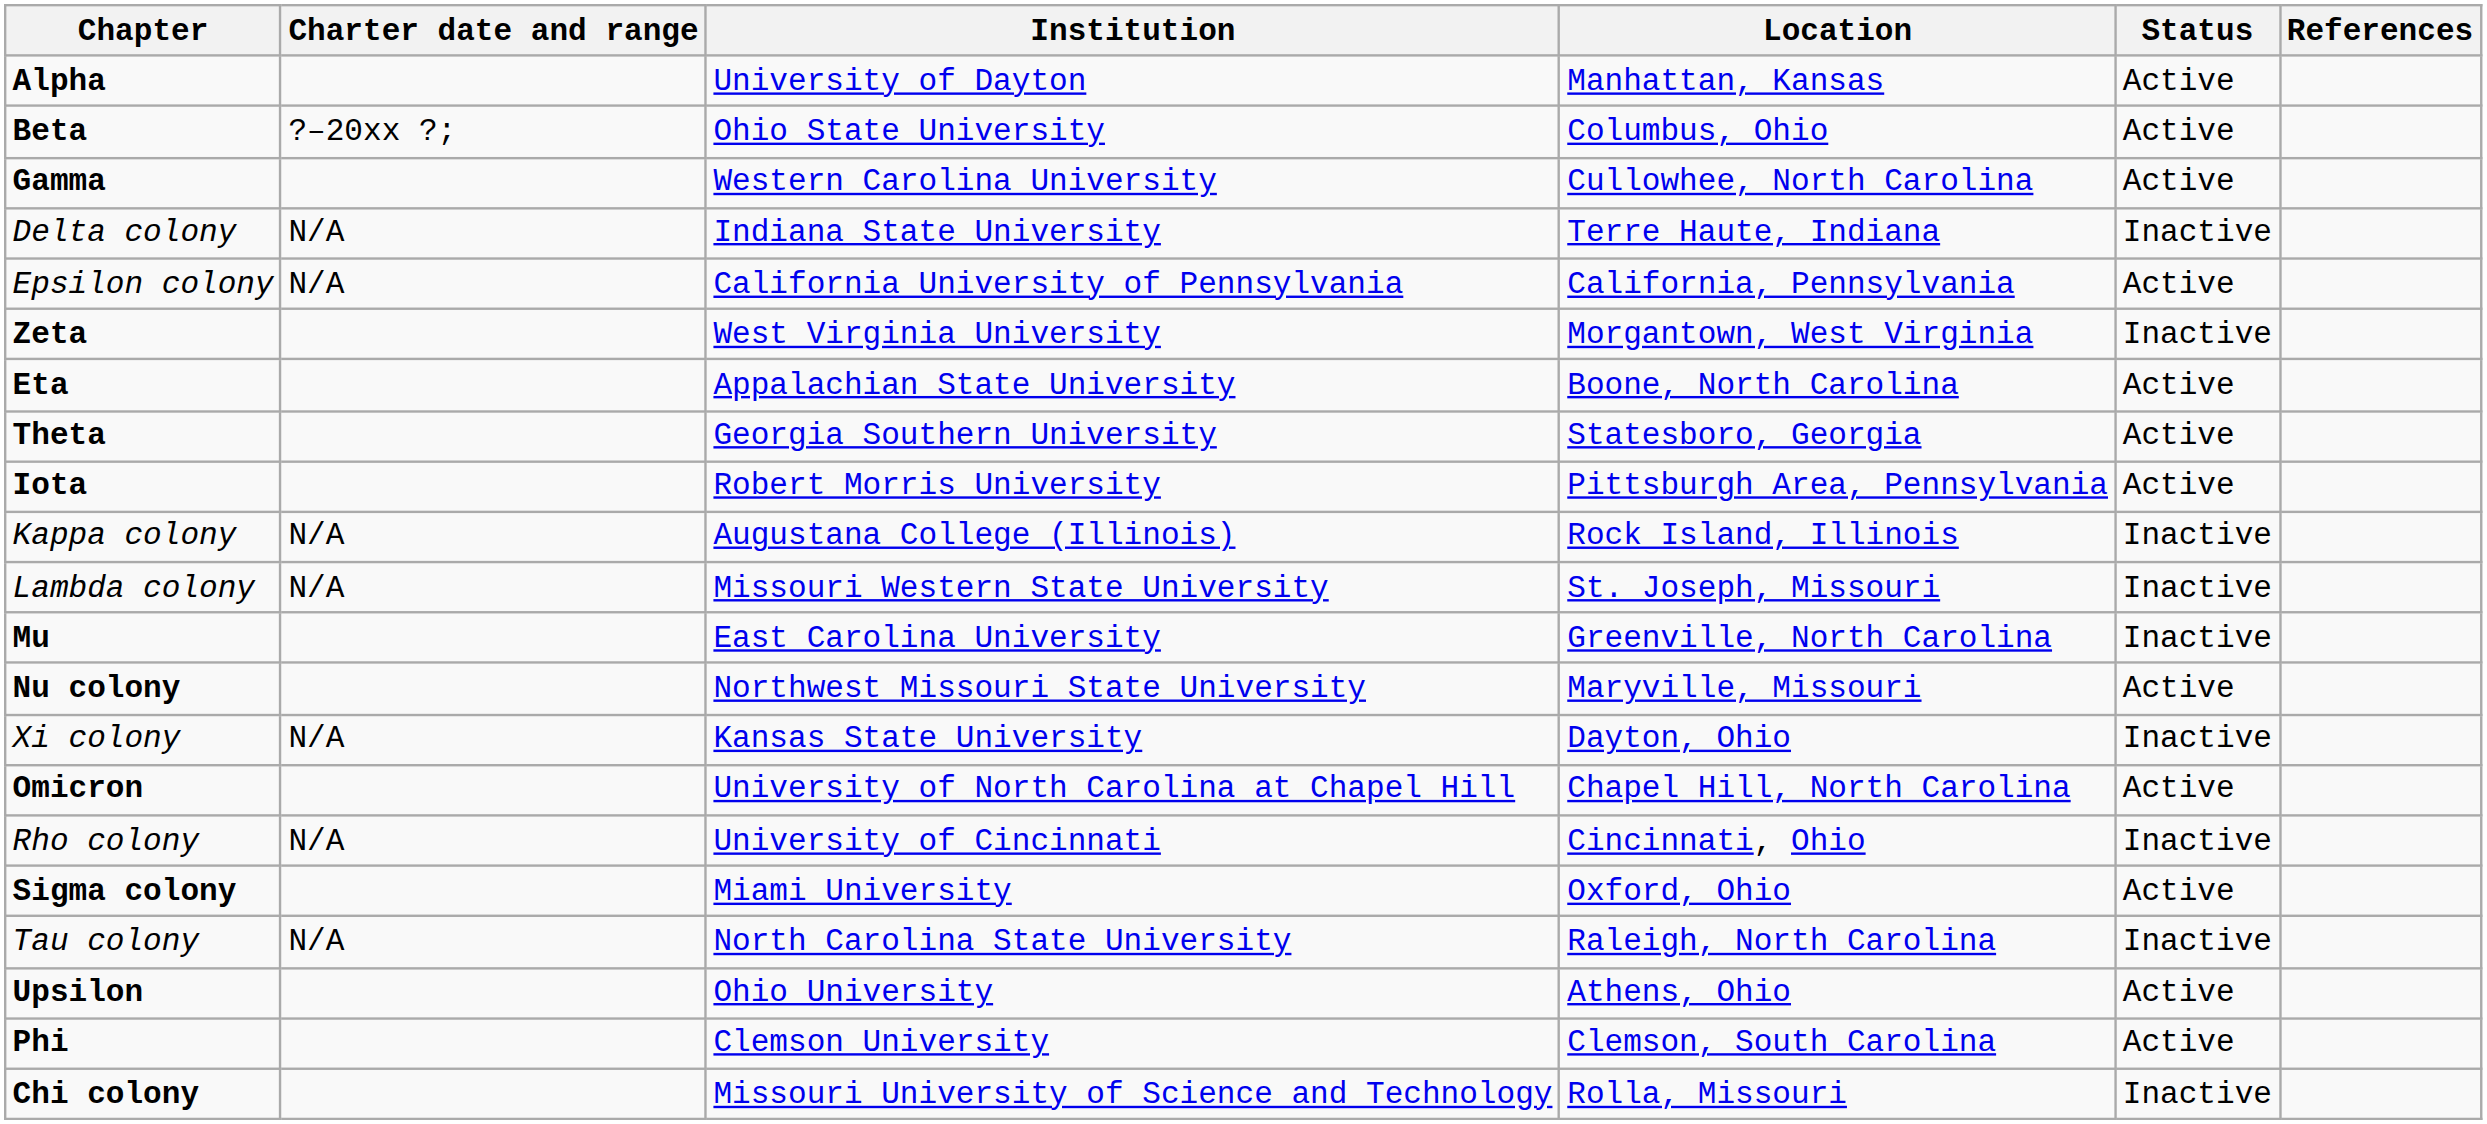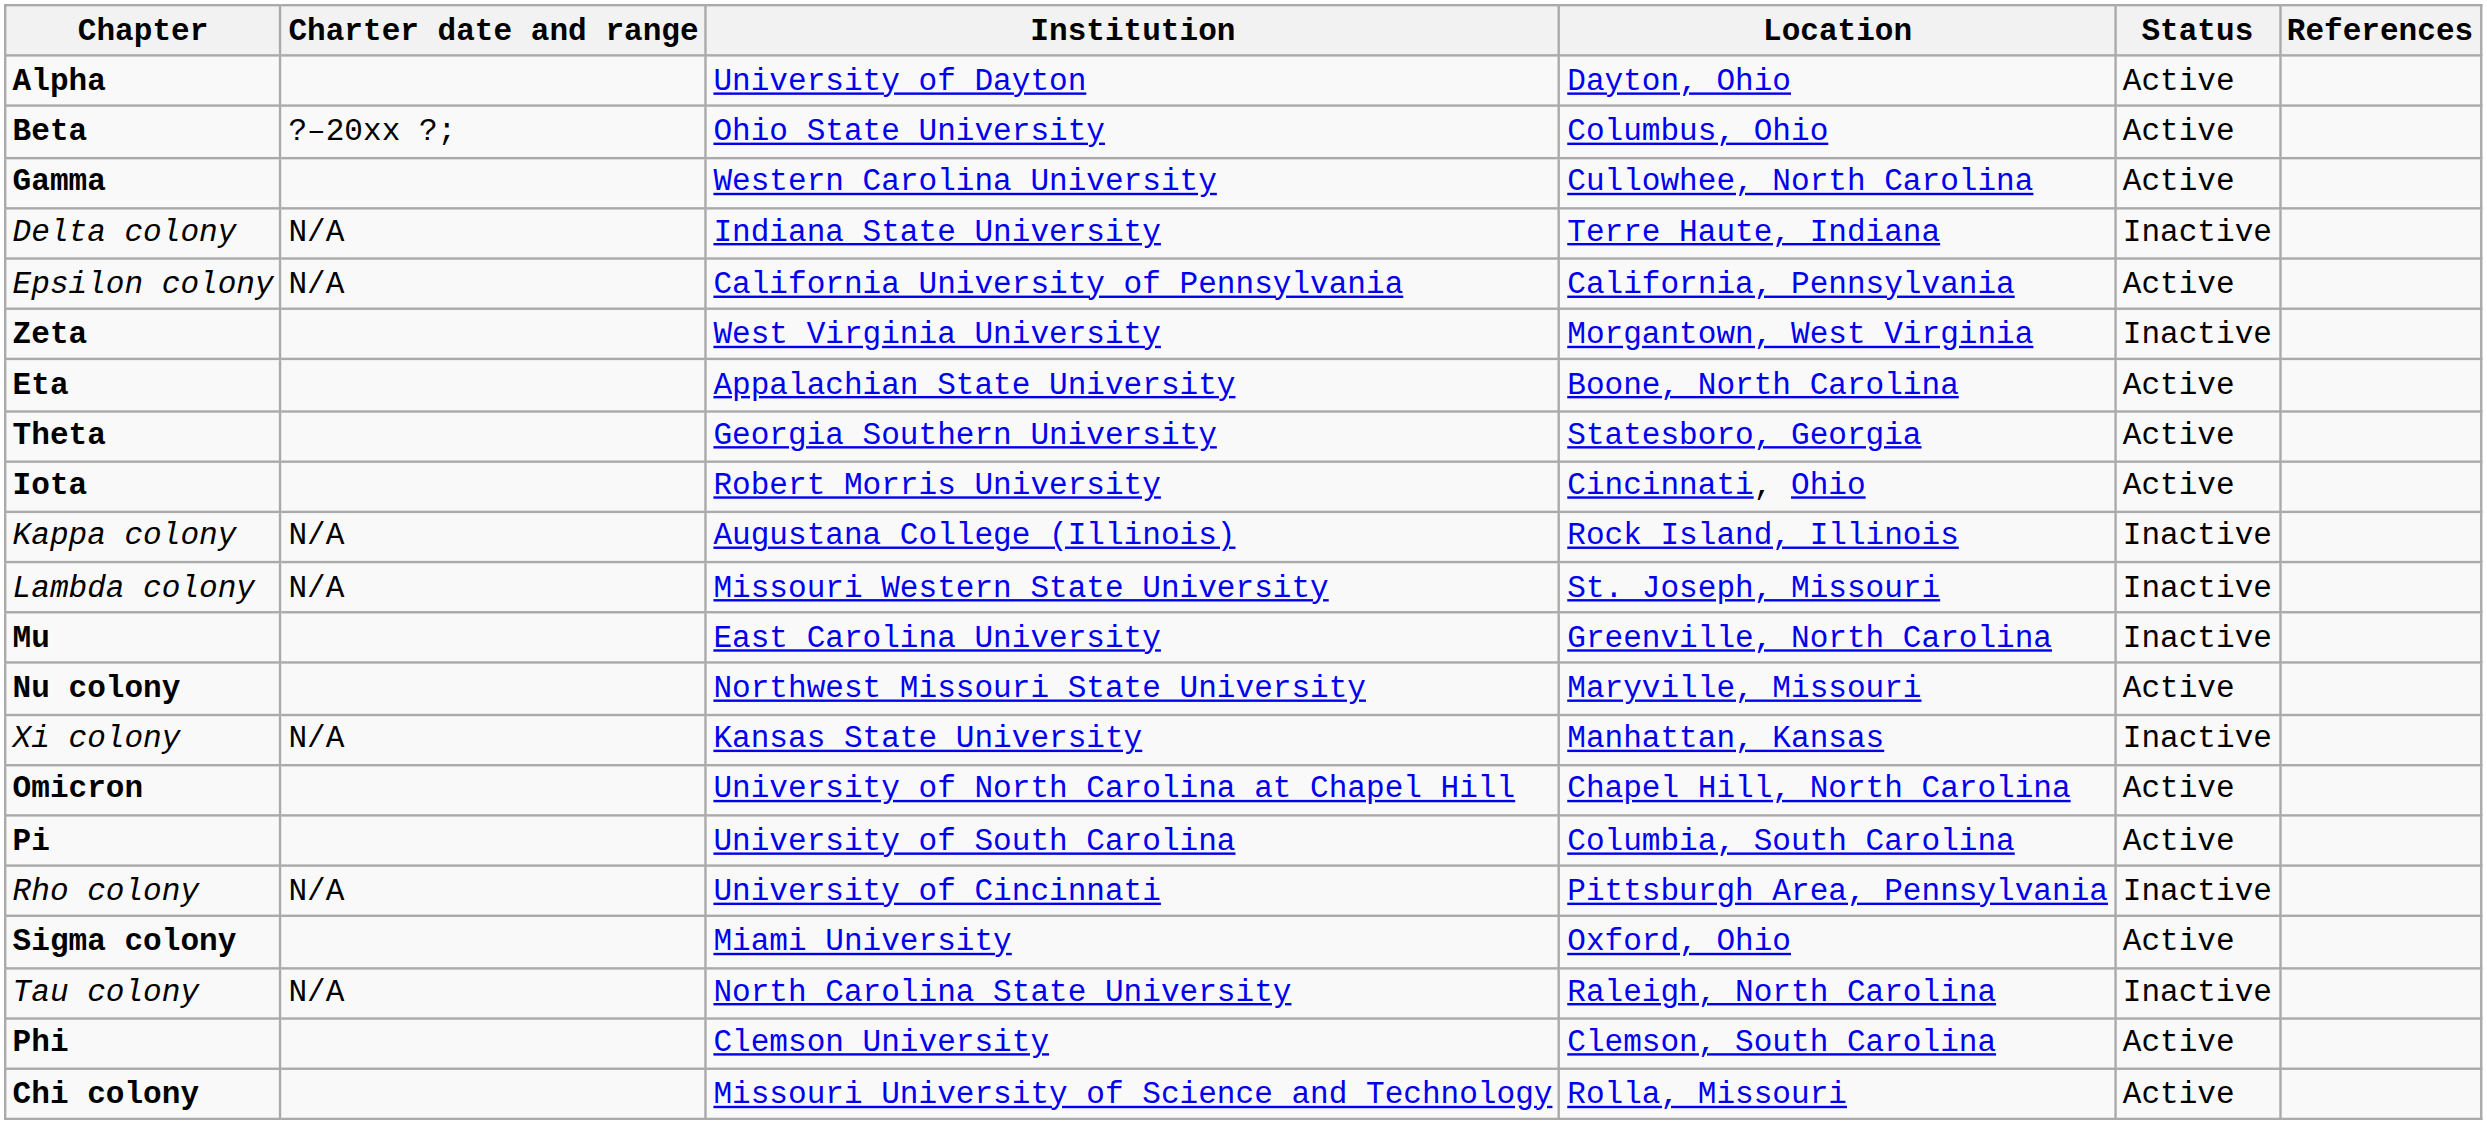(1726, 81) Manhattan, Kansas -> (1679, 81) Dayton, Ohio
(1838, 486) Pittsburgh Area, Pennsylvania -> (1716, 486) Cincinnati, Ohio
(1679, 739) Dayton, Ohio -> (1726, 739) Manhattan, Kansas
+ row: (31, 841)
(1716, 841) Cincinnati, Ohio -> (1838, 891) Pittsburgh Area, Pennsylvania
- row: (78, 993)
(2197, 1094) Inactive -> (2179, 1094) Active
